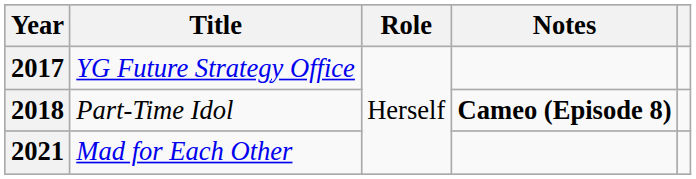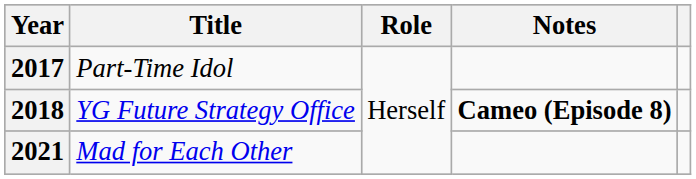(216, 67) YG Future Strategy Office -> (155, 67) Part-Time Idol
(155, 109) Part-Time Idol -> (216, 109) YG Future Strategy Office
